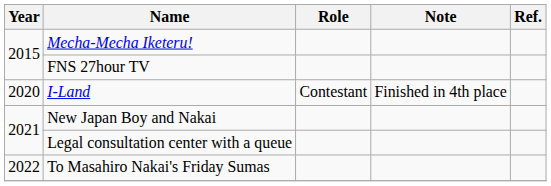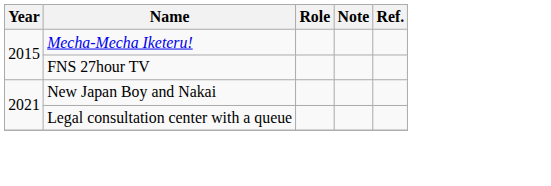- row: (69, 92)
- row: (158, 167)
